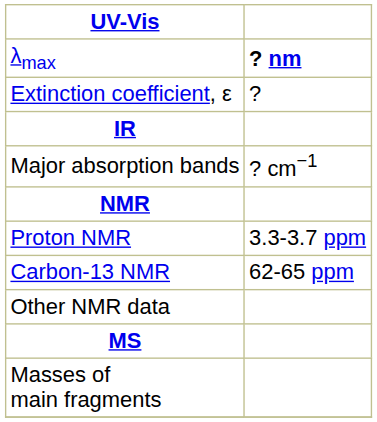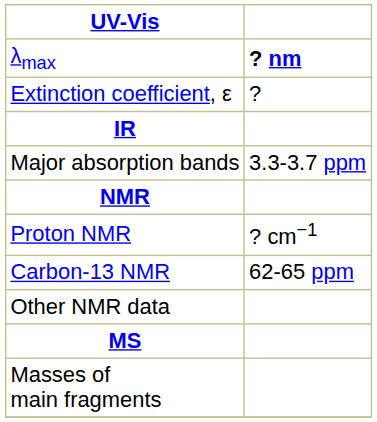(283, 165) ? cm−1 -> (308, 162) 3.3-3.7 ppm
(308, 237) 3.3-3.7 ppm -> (283, 234) ? cm−1
